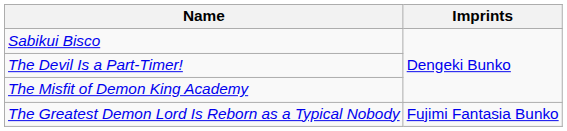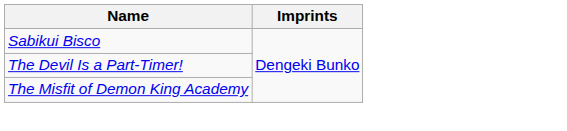- row: (204, 114)
